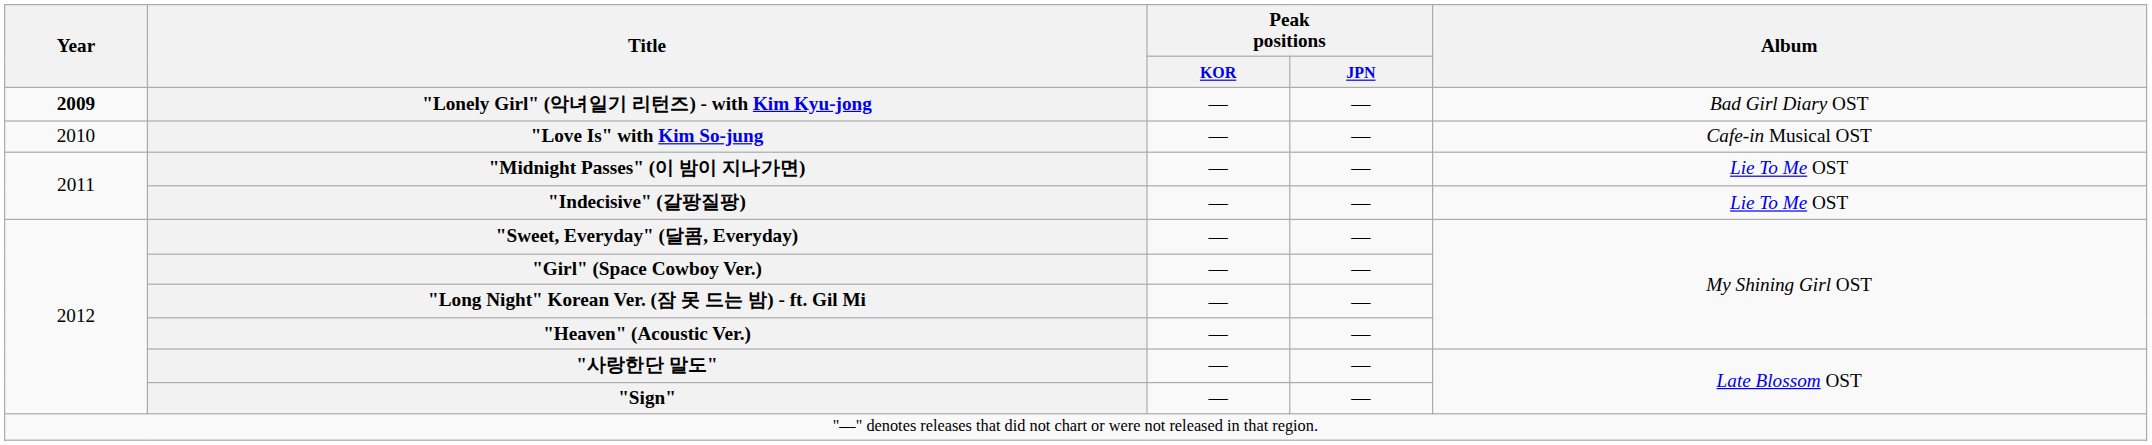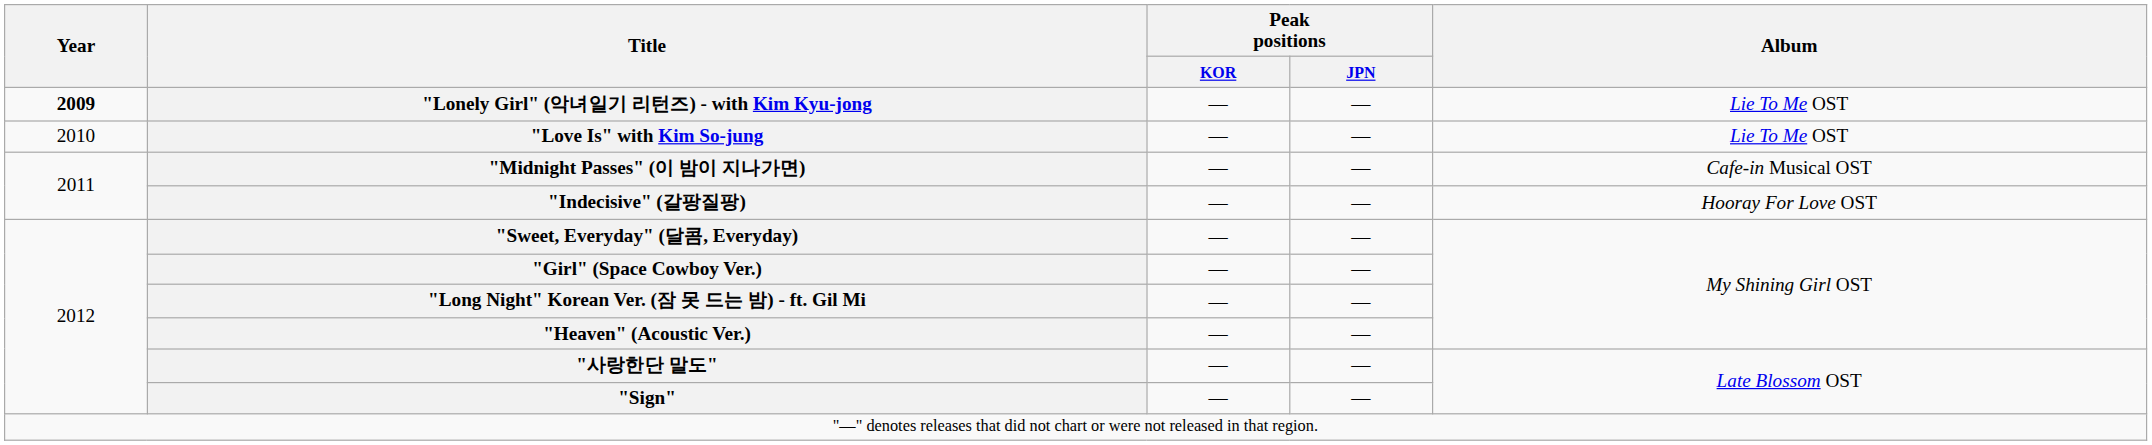(1789, 104) Bad Girl Diary OST -> (1789, 104) Lie To Me OST
(1789, 136) Cafe-in Musical OST -> (1789, 136) Lie To Me OST
(1789, 168) Lie To Me OST -> (1789, 168) Cafe-in Musical OST
(1789, 202) Lie To Me OST -> (1789, 202) Hooray For Love OST
